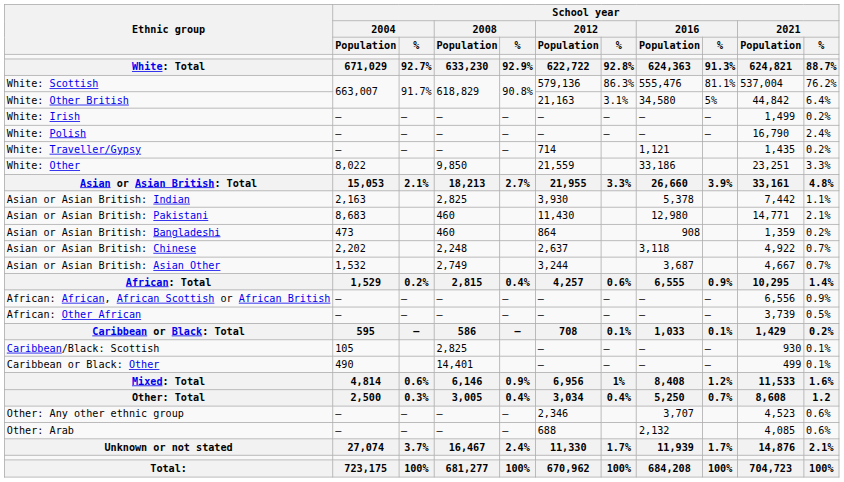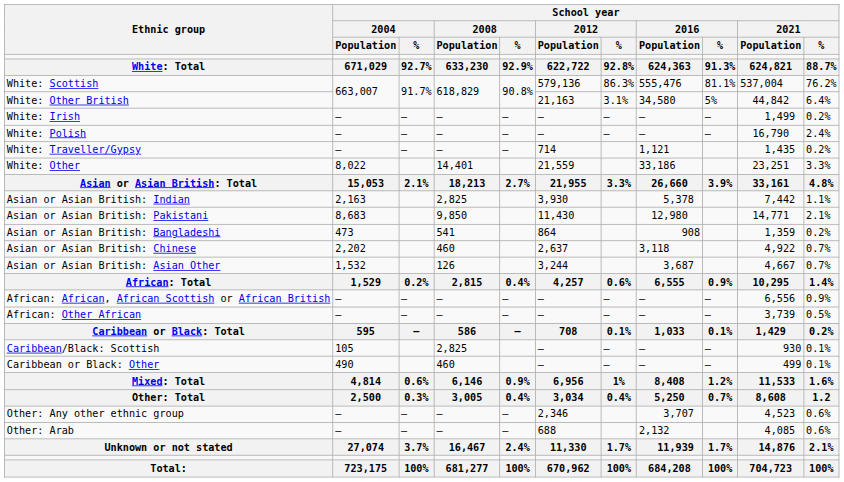(452, 166) 9,850 -> (455, 166) 14,401
(446, 216) 460 -> (452, 216) 9,850
(446, 232) 460 -> (446, 232) 541
(452, 249) 2,248 -> (446, 249) 460
(452, 265) 2,749 -> (446, 265) 126
(455, 365) 14,401 -> (446, 365) 460
